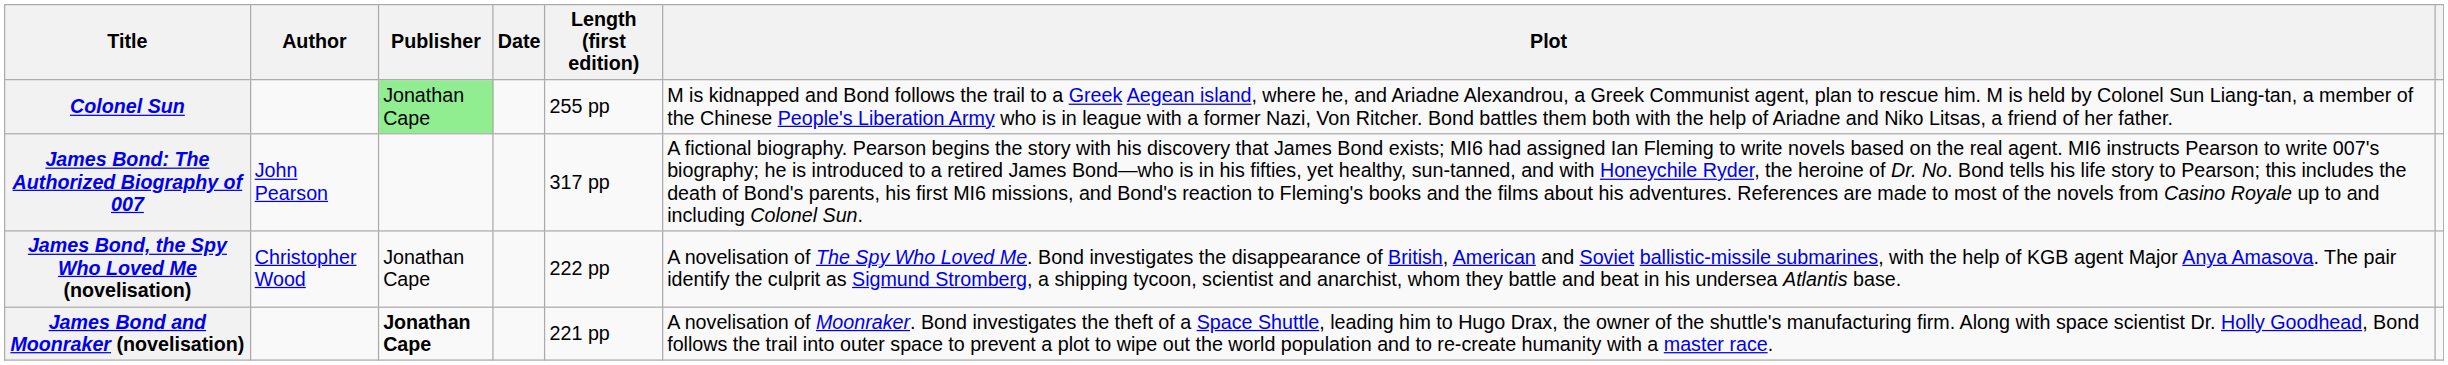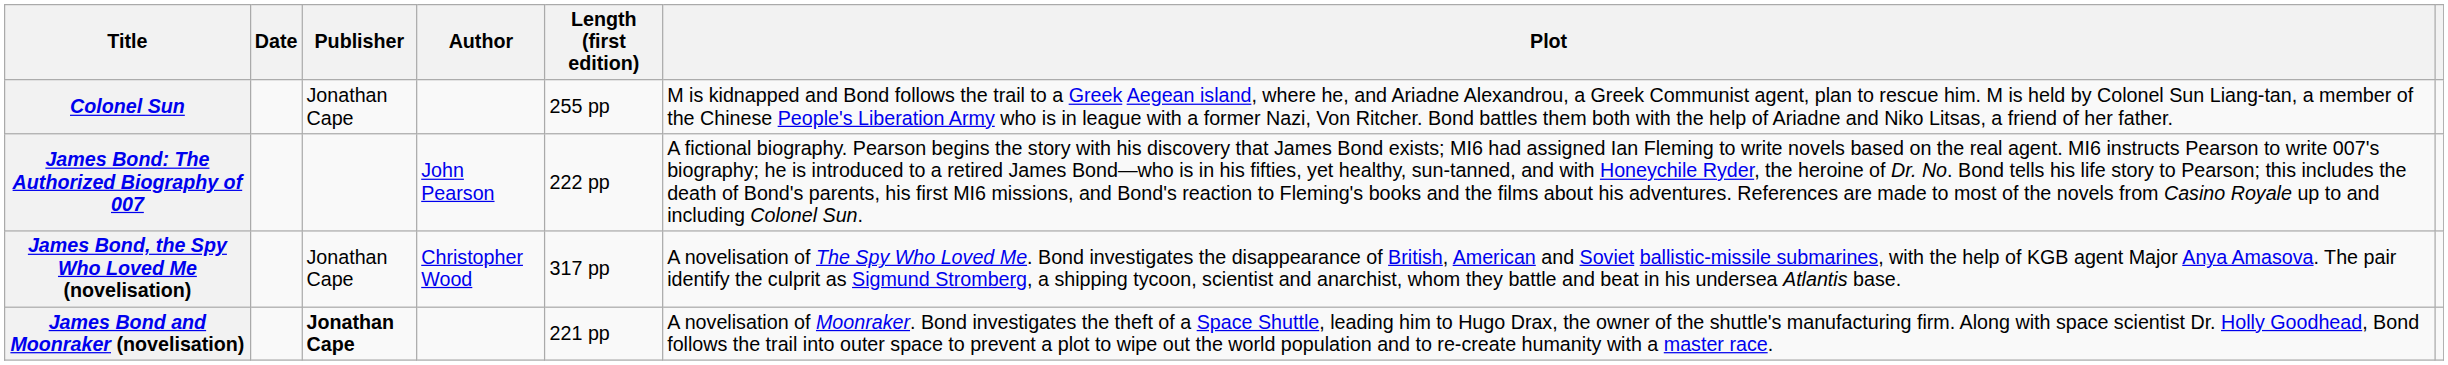columns swapped: (314, 42) <-> (519, 42)
(424, 106) lightgreen background -> (347, 106) no background
(580, 182) 317 pp -> (580, 182) 222 pp
(580, 268) 222 pp -> (580, 268) 317 pp
